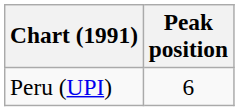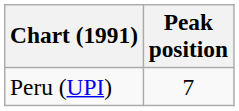(188, 86) 6 -> (188, 86) 7
